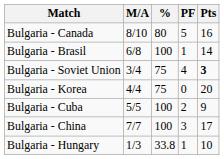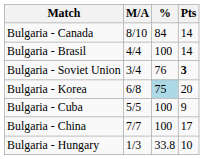- column: (188, 13)
(160, 32) 80 -> (160, 32) 84
(207, 32) 16 -> (187, 32) 14
(134, 51) 6/8 -> (134, 51) 4/4
(160, 70) 75 -> (160, 70) 76
(134, 88) 4/4 -> (134, 88) 6/8
(160, 88) no background -> (160, 88) lightblue background
